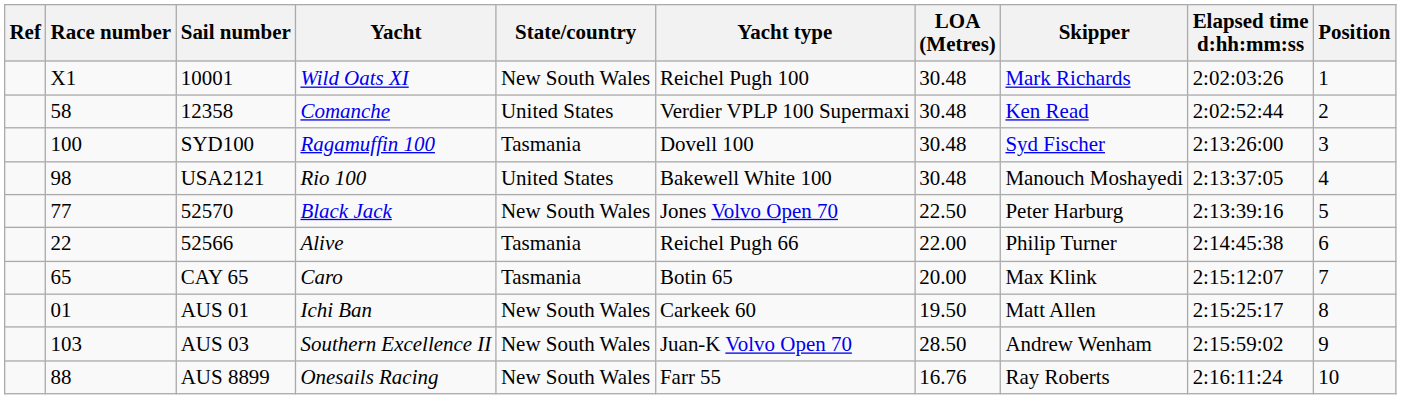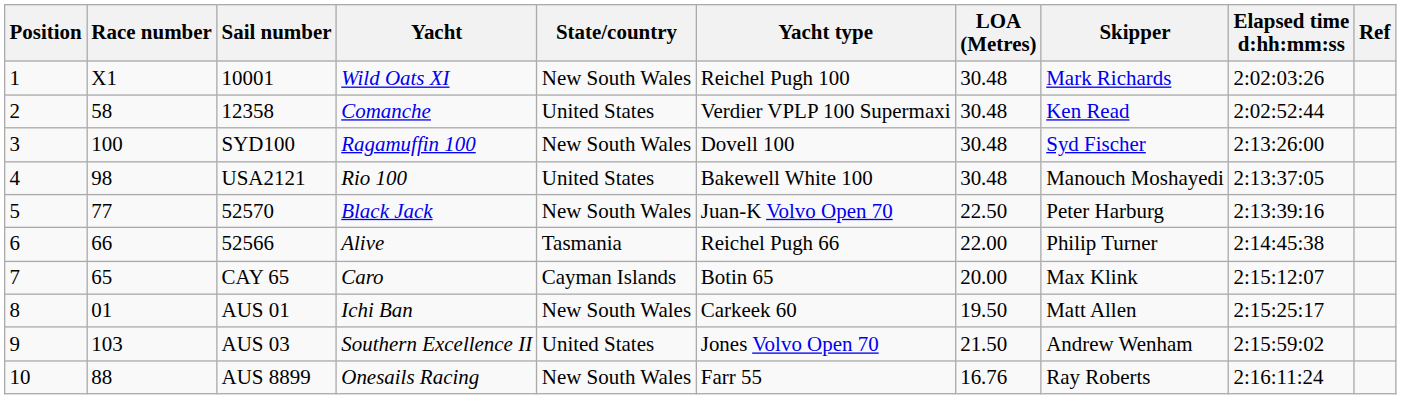columns swapped: (1354, 32) <-> (25, 32)
(541, 144) Tasmania -> (616, 144) New South Wales
(749, 210) Jones Volvo Open 70 -> (797, 210) Juan-K Volvo Open 70
(61, 244) 22 -> (102, 244) 66
(541, 277) Tasmania -> (609, 277) Cayman Islands
(576, 343) New South Wales -> (598, 343) United States
(756, 343) Juan-K Volvo Open 70 -> (790, 343) Jones Volvo Open 70
(943, 343) 28.50 -> (984, 343) 21.50
